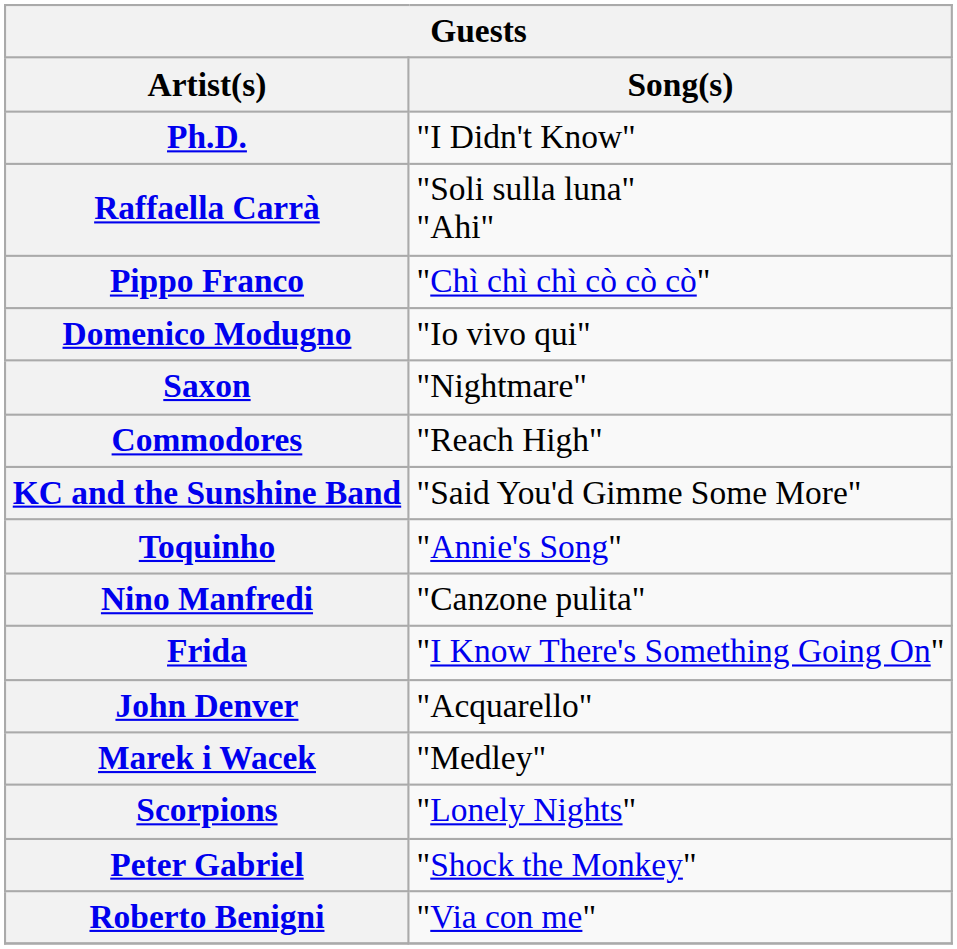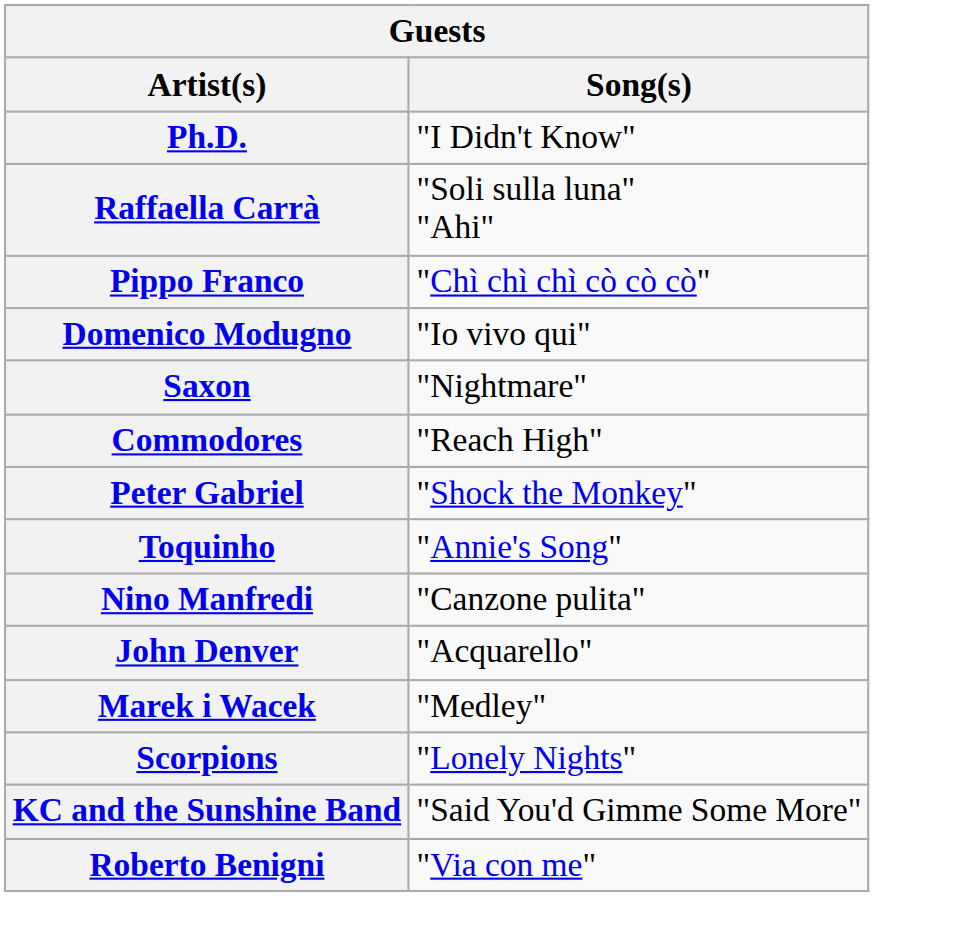rows swapped: (207, 864) <-> (207, 492)
- row: (207, 652)
